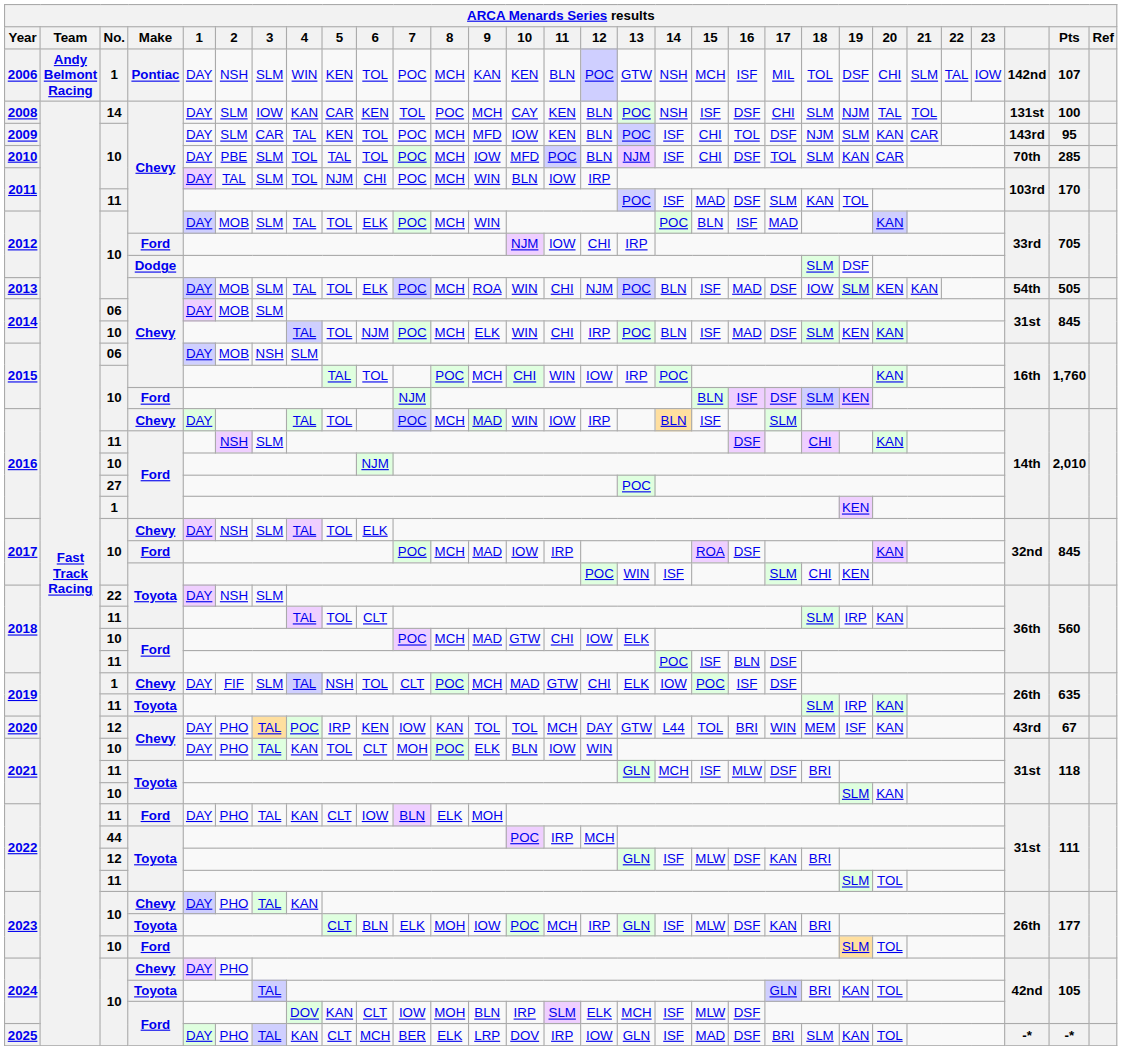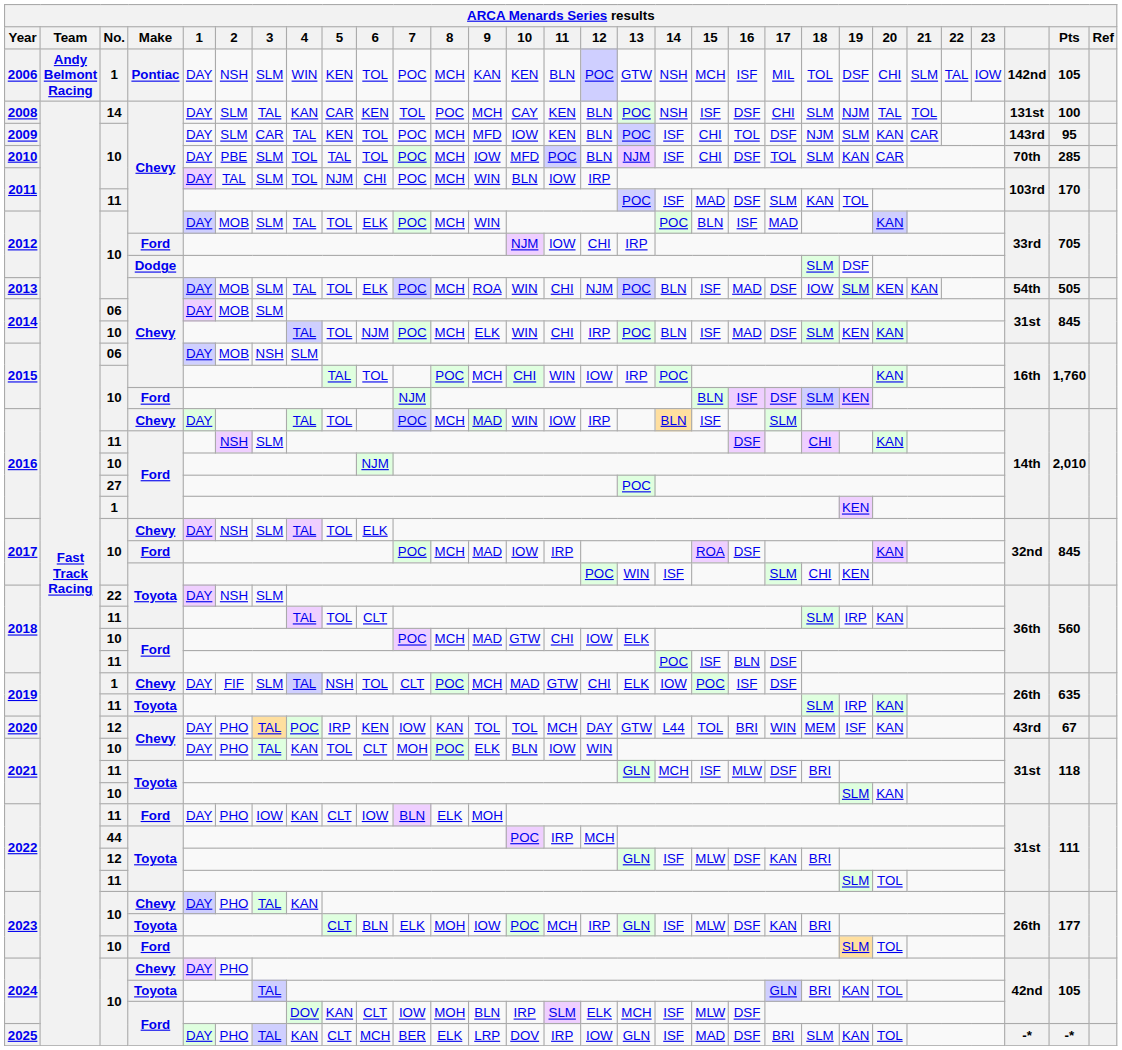(1069, 75) 107 -> (1069, 75) 105
(270, 112) IOW -> (270, 112) TAL
(270, 815) TAL -> (270, 815) IOW
